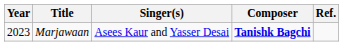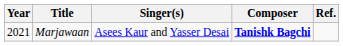(19, 31) 2023 -> (19, 31) 2021
